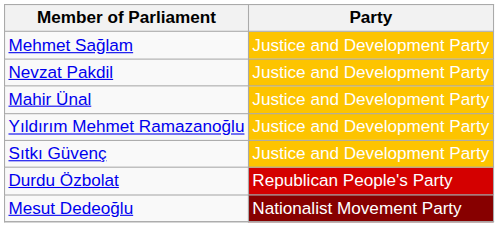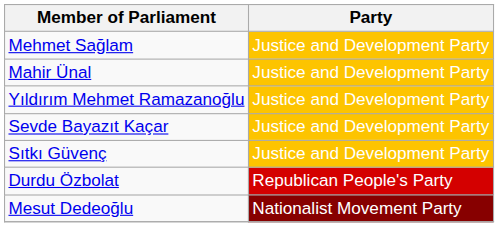- row: (61, 72)
+ row: (88, 126)
